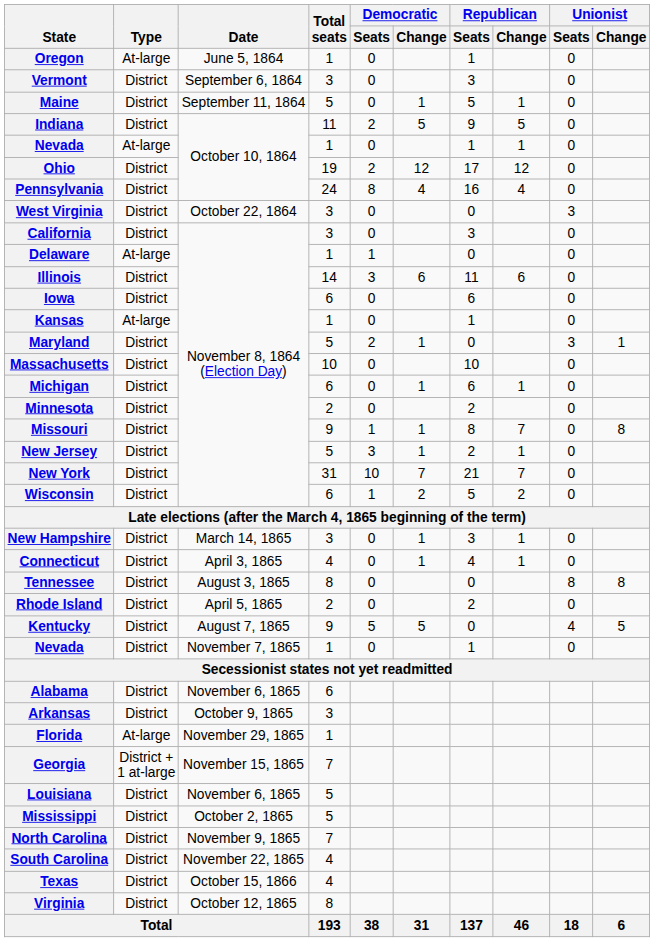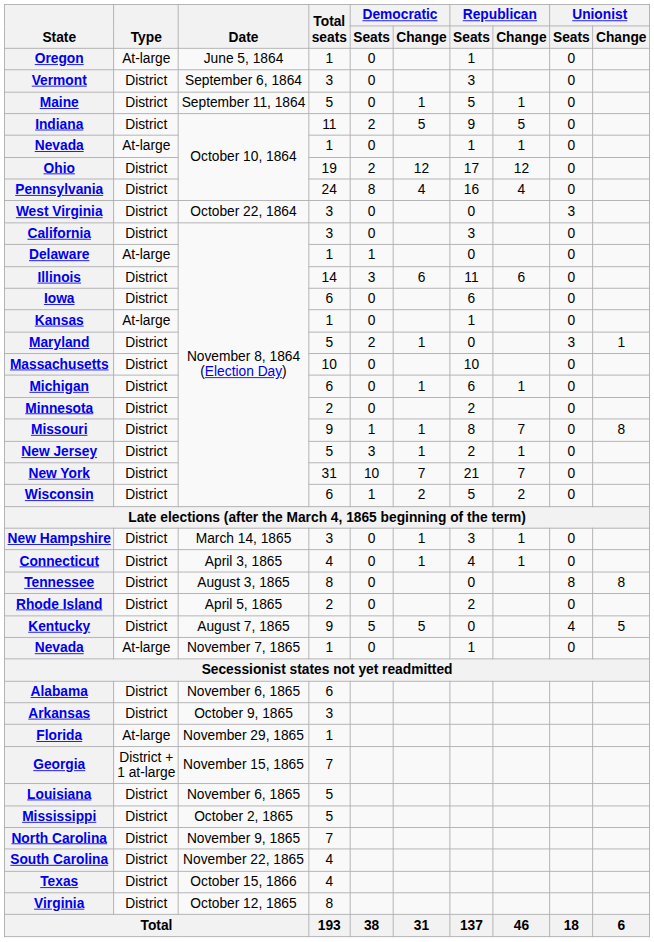(146, 648) District -> (146, 648) At-large
